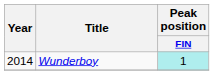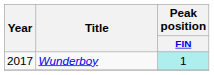(20, 61) 2014 -> (20, 61) 2017
